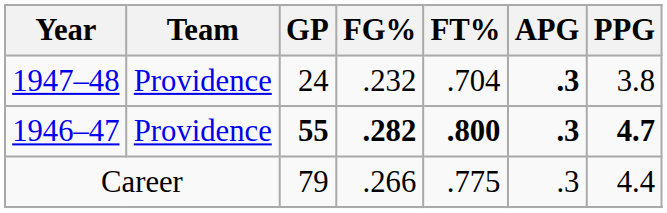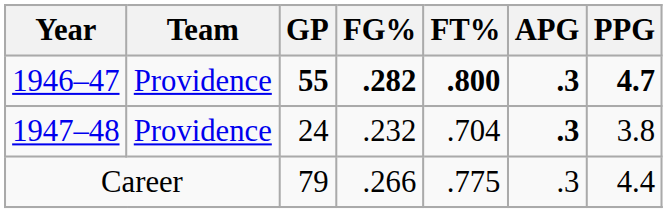rows swapped: (66, 131) <-> (66, 80)
